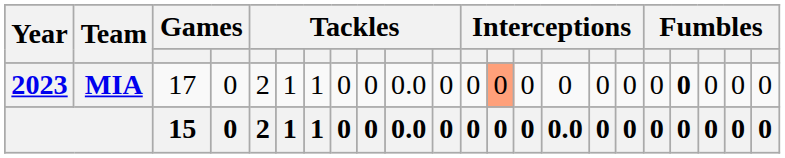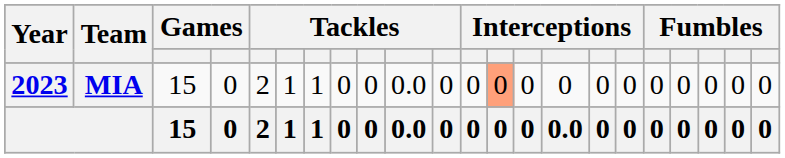(182, 84) 17 -> (182, 84) 15
(684, 84) bold -> (684, 84) normal
